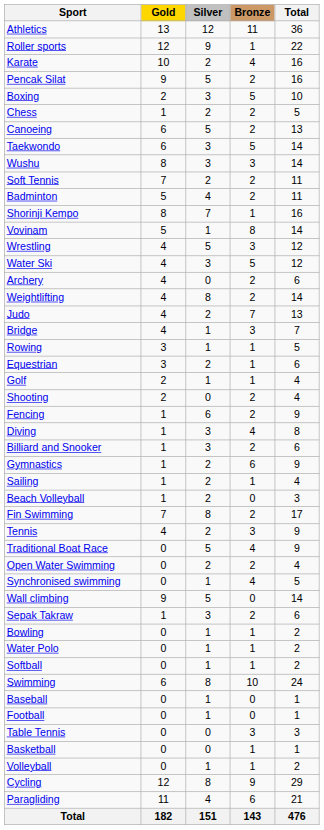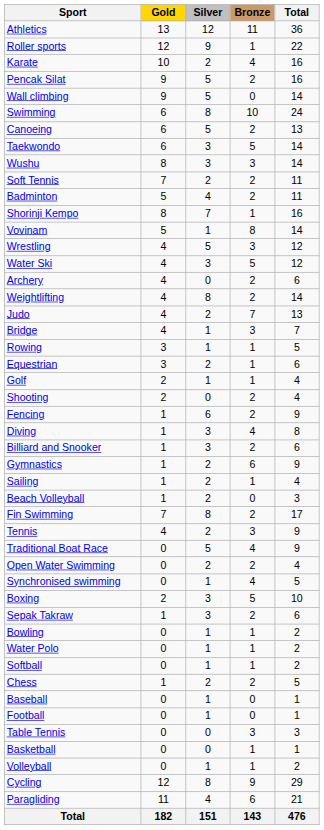rows swapped: (38, 599) <-> (23, 96)
rows swapped: (31, 682) <-> (22, 113)
